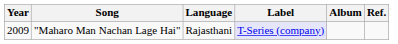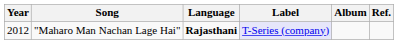(18, 30) 2009 -> (18, 30) 2012
(209, 30) normal -> (211, 30) bold
